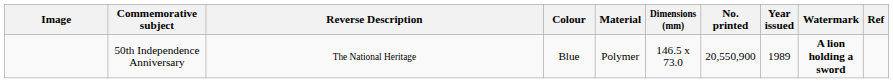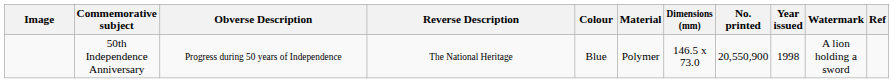+ column: (263, 19)
(779, 56) 1989 -> (788, 56) 1998
(831, 56) bold -> (836, 56) normal
